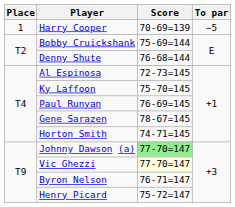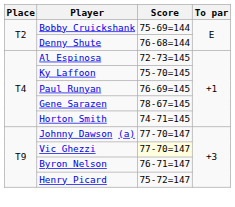- row: (73, 27)
(165, 149) lightgreen background -> (165, 134) no background
